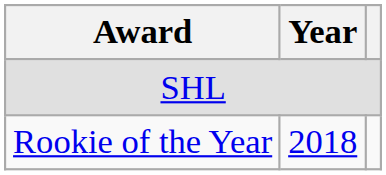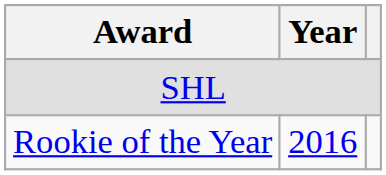(323, 141) 2018 -> (323, 141) 2016
